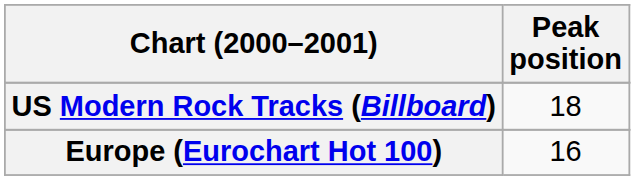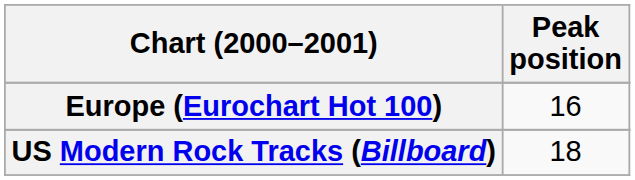rows swapped: (254, 151) <-> (254, 105)
